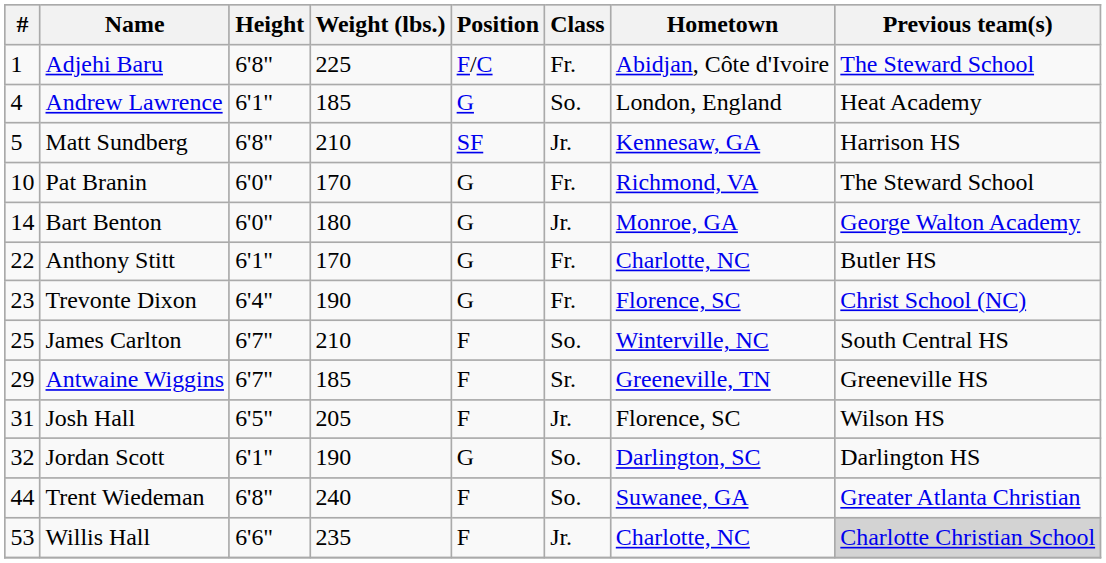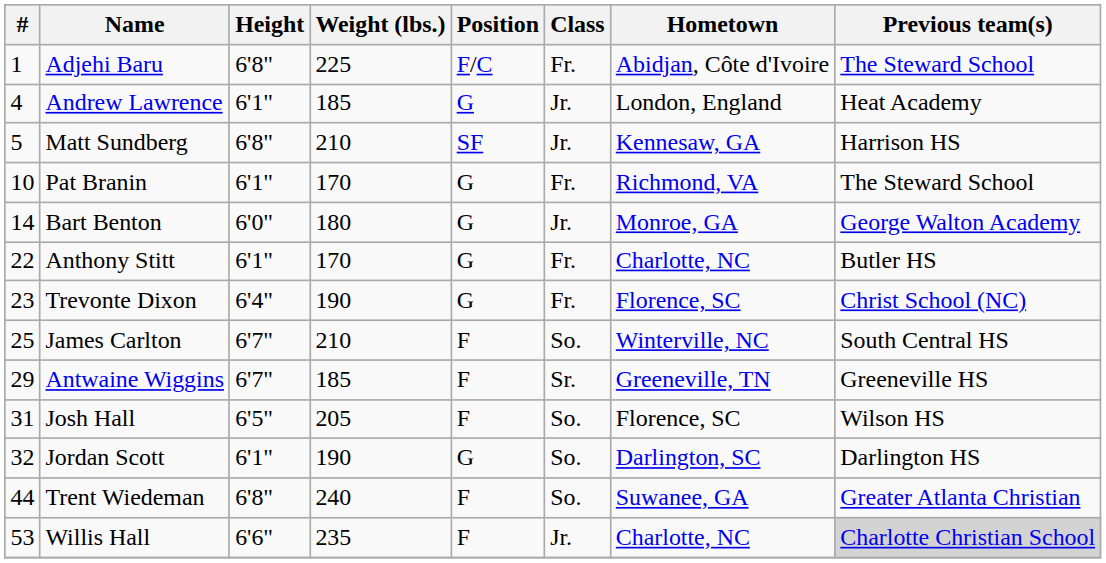(566, 103) So. -> (561, 103) Jr.
(254, 182) 6'0" -> (254, 182) 6'1"
(561, 418) Jr. -> (566, 418) So.
